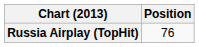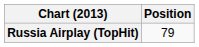(168, 33) 76 -> (168, 33) 79
